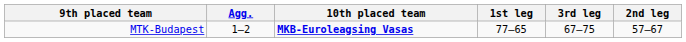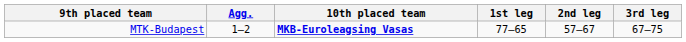columns swapped: (647, 13) <-> (579, 13)
